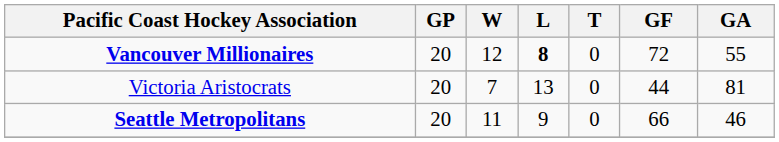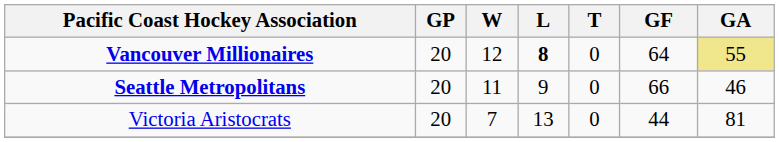(659, 53) 72 -> (659, 53) 64
(736, 53) no background -> (736, 53) khaki background
rows swapped: (210, 119) <-> (210, 86)
